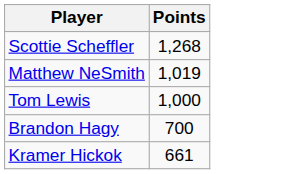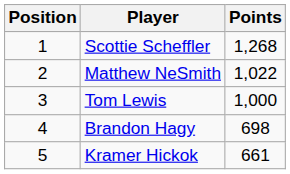+ column: (43, 18)
(179, 73) 1,019 -> (255, 73) 1,022
(179, 127) 700 -> (255, 127) 698
